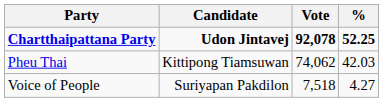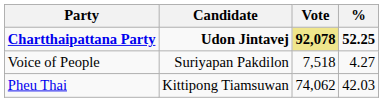(315, 39) no background -> (315, 39) khaki background
rows swapped: (37, 62) <-> (54, 85)
